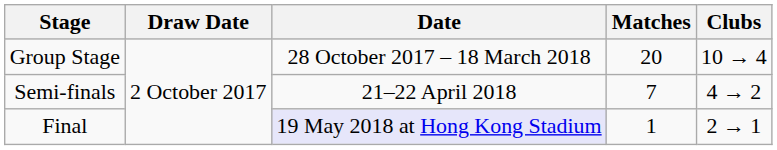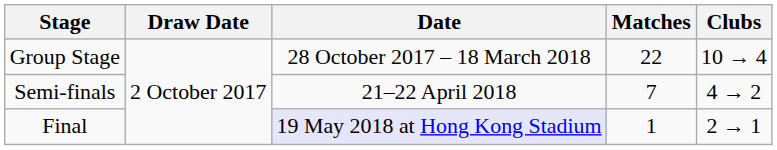(651, 56) 20 -> (651, 56) 22
